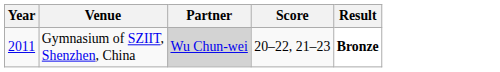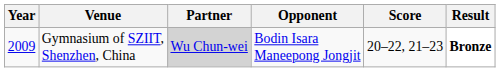+ column: (307, 16)
(22, 47) 2011 -> (22, 47) 2009
